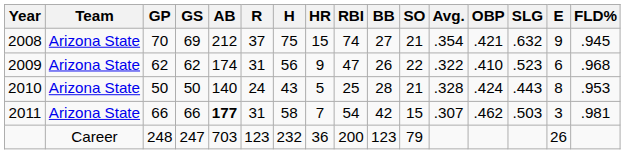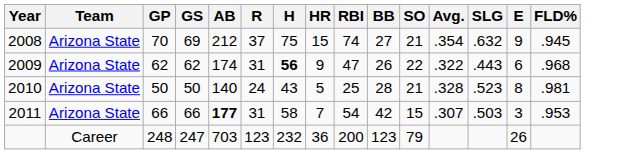- column: (488, 16)
(289, 64) normal -> (289, 64) bold
(527, 64) .523 -> (487, 64) .443
(527, 88) .443 -> (487, 88) .523
(595, 88) .953 -> (556, 88) .981
(595, 112) .981 -> (556, 112) .953
